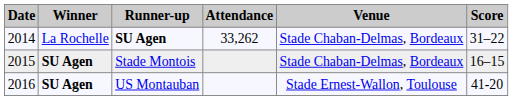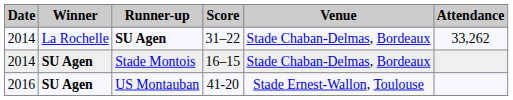columns swapped: (487, 15) <-> (239, 15)
(21, 61) 2015 -> (21, 61) 2014
